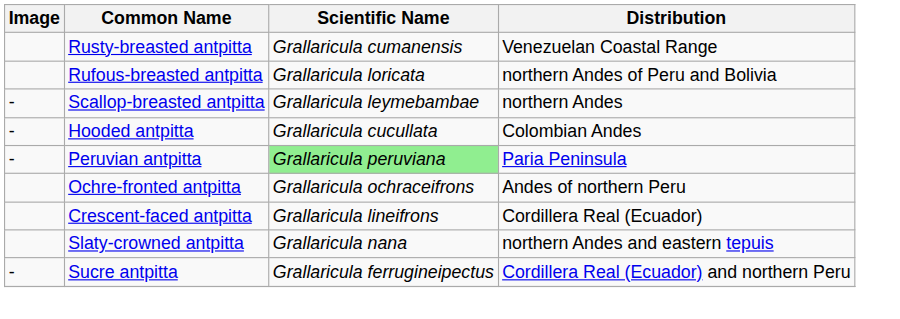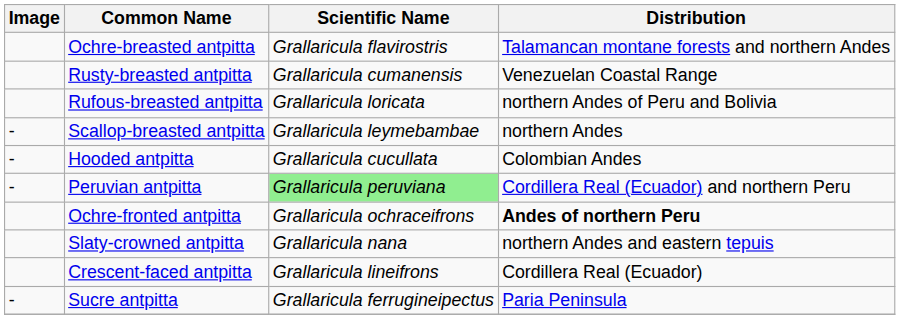+ row: (161, 46)
(564, 159) Paria Peninsula -> (676, 187) Cordillera Real (Ecuador) and northern Peru
(594, 187) normal -> (601, 215) bold
rows swapped: (156, 243) <-> (160, 215)
(676, 272) Cordillera Real (Ecuador) and northern Peru -> (564, 300) Paria Peninsula
